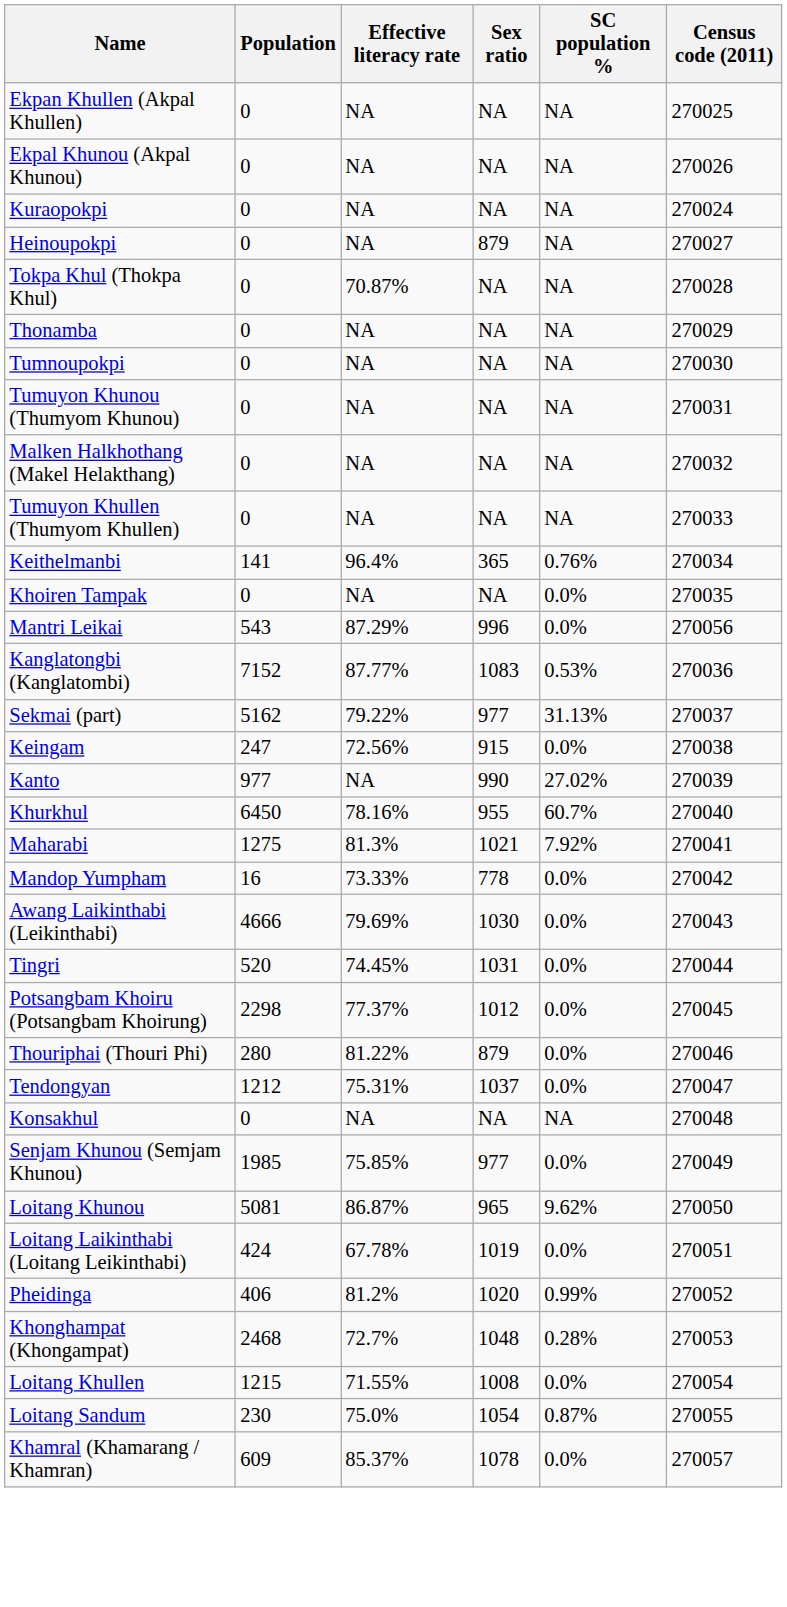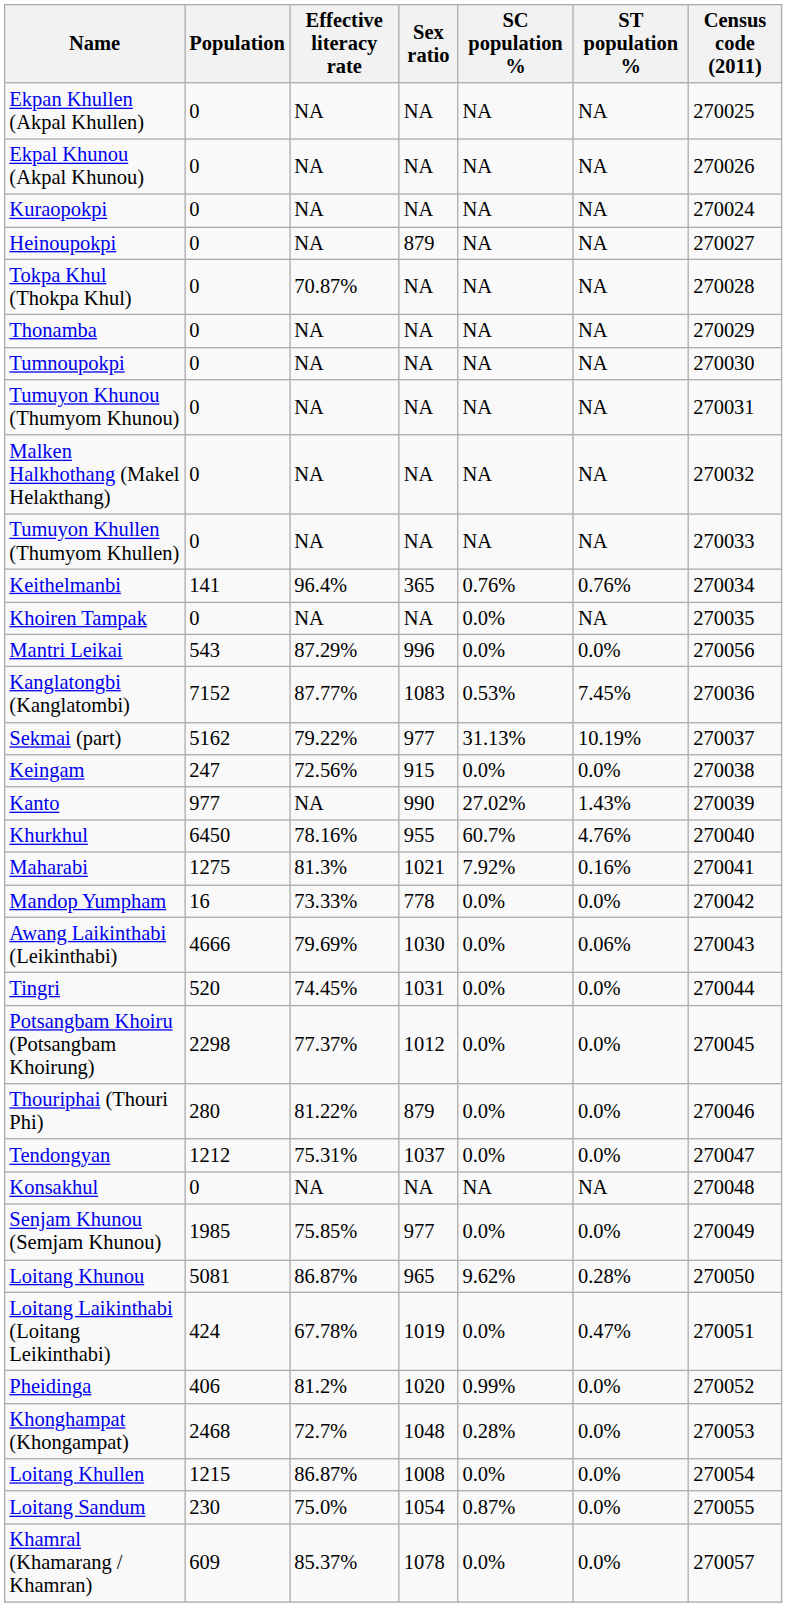+ column: (631, 43)
(377, 1382) 71.55% -> (326, 1474) 86.87%
